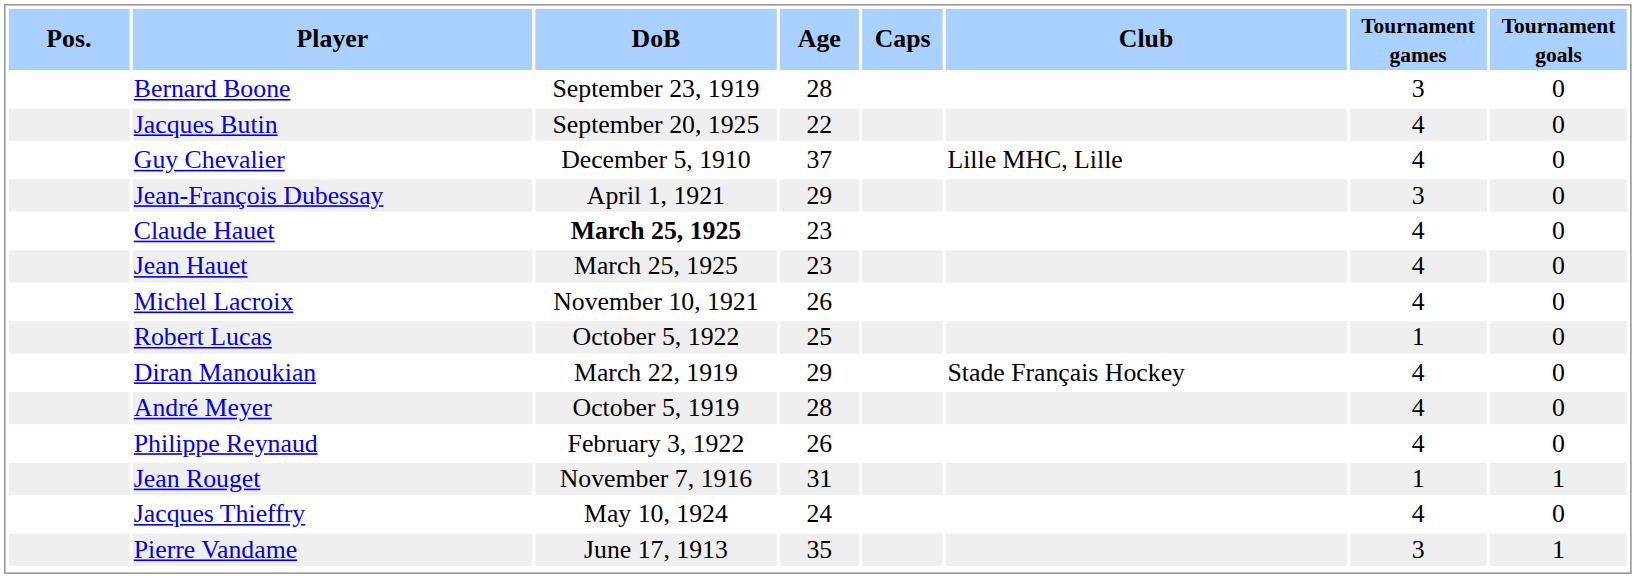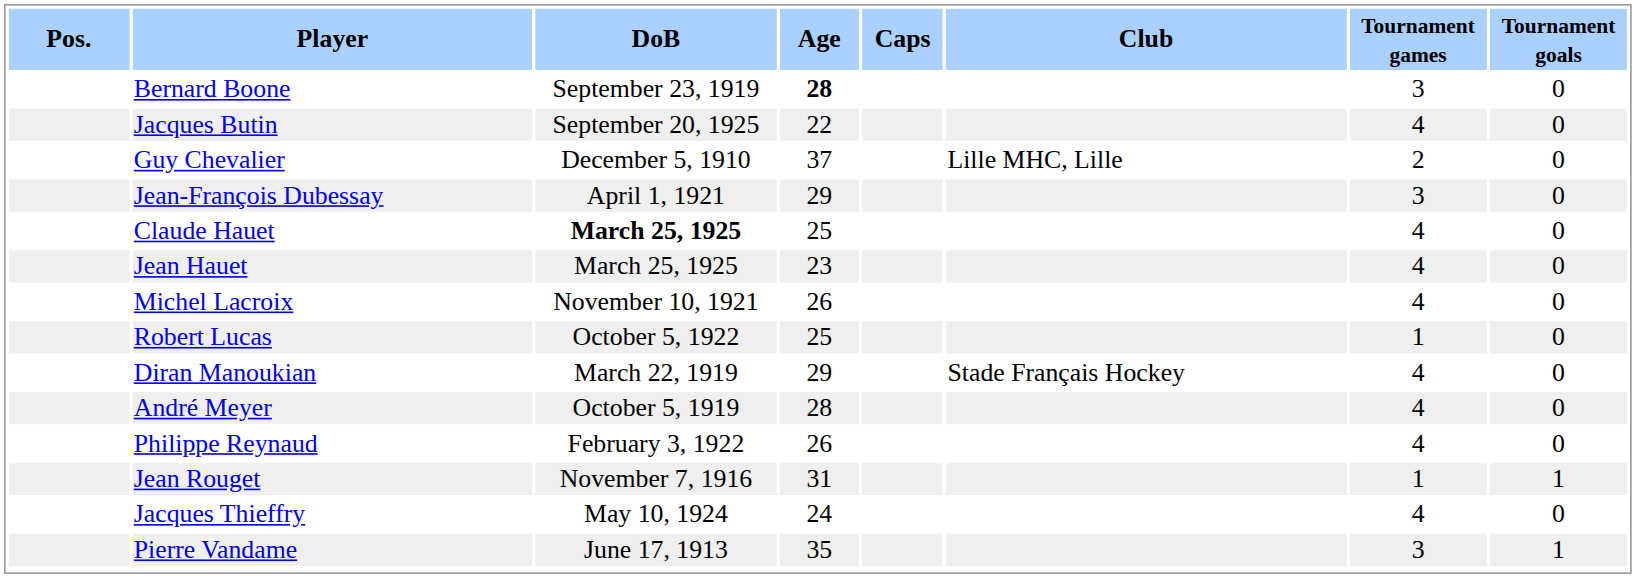(819, 89) normal -> (819, 89) bold
(1418, 159) 4 -> (1418, 159) 2
(819, 230) 23 -> (819, 230) 25
